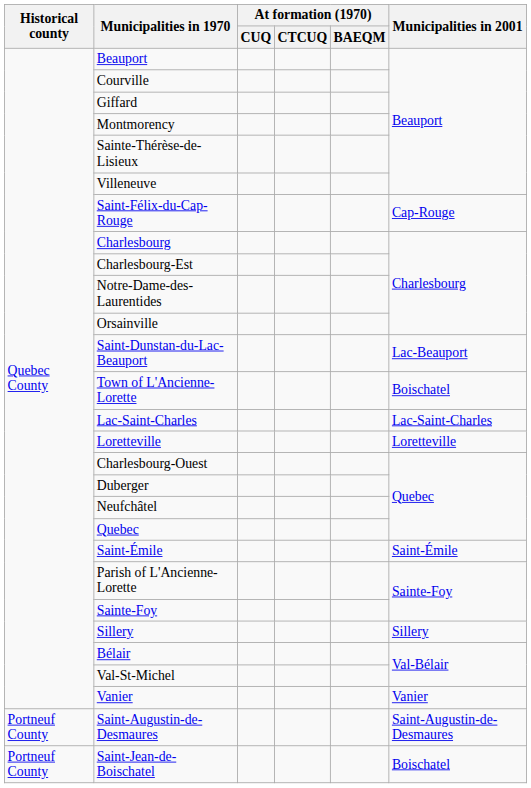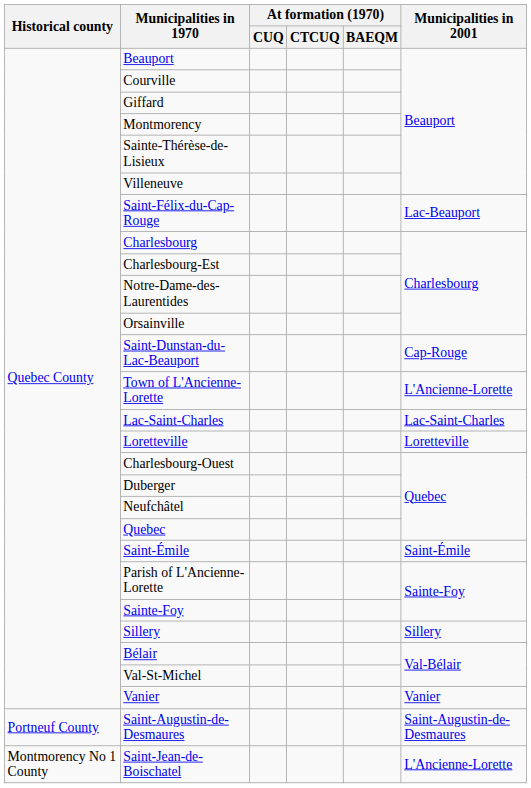(423, 213) Cap-Rouge -> (442, 213) Lac-Beauport
(430, 353) Lac-Beauport -> (436, 353) Cap-Rouge
(421, 390) Boischatel -> (458, 390) L'Ancienne-Lorette
(31, 764) Portneuf County -> (62, 764) Montmorency No 1 County
(421, 764) Boischatel -> (458, 764) L'Ancienne-Lorette
